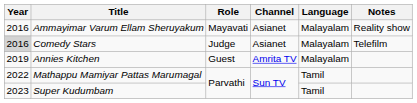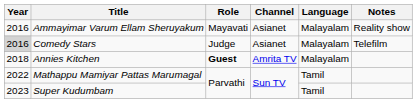(18, 59) 2019 -> (18, 59) 2018
(222, 59) normal -> (222, 59) bold
